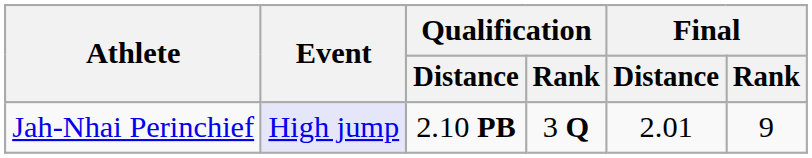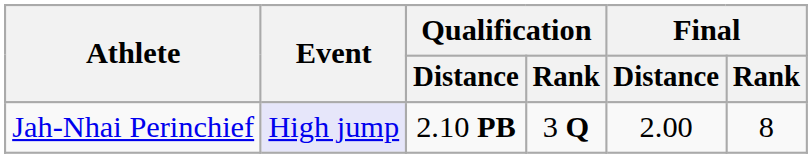(666, 127) 2.01 -> (666, 127) 2.00
(766, 127) 9 -> (766, 127) 8
